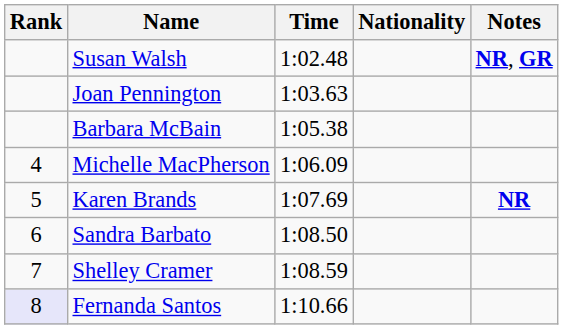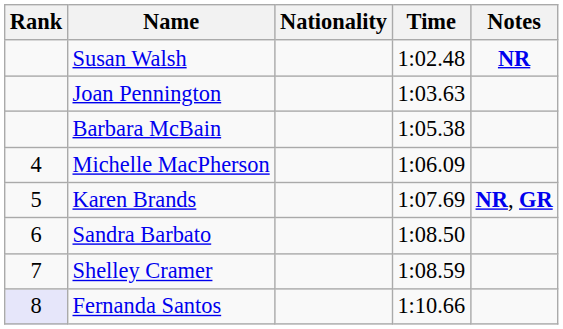columns swapped: (412, 22) <-> (314, 22)
(514, 57) NR, GR -> (514, 57) NR
(514, 199) NR -> (514, 199) NR, GR
